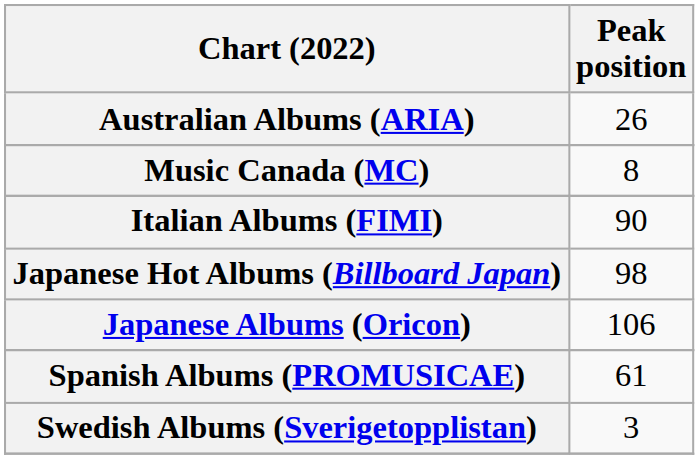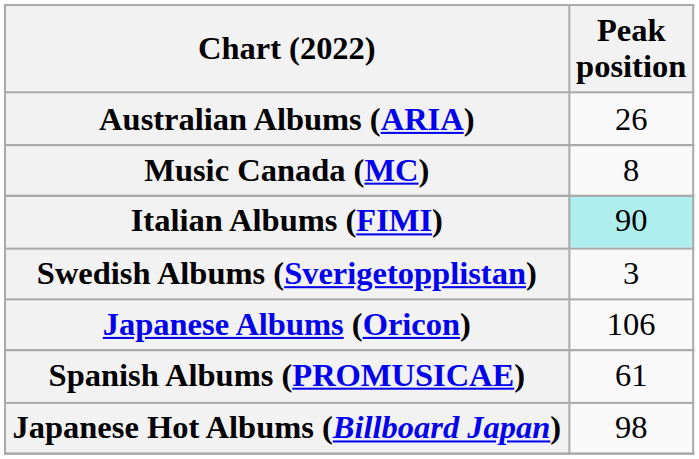(631, 221) no background -> (631, 221) paleturquoise background
rows swapped: (287, 272) <-> (287, 427)
